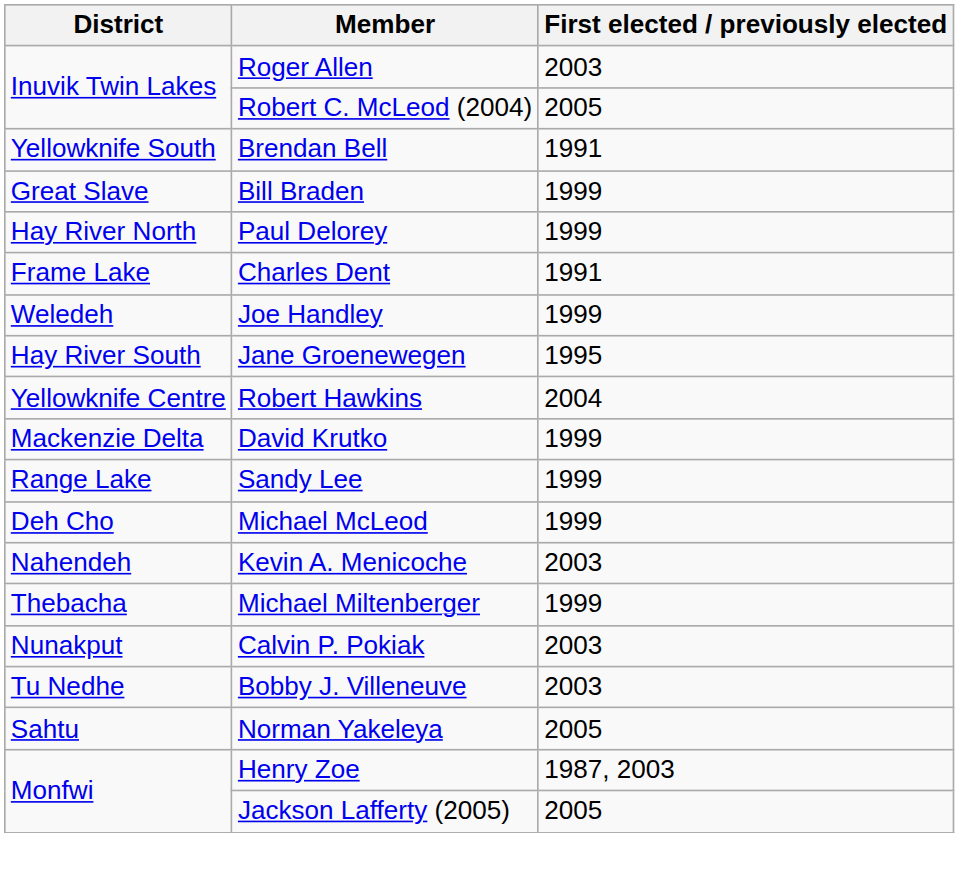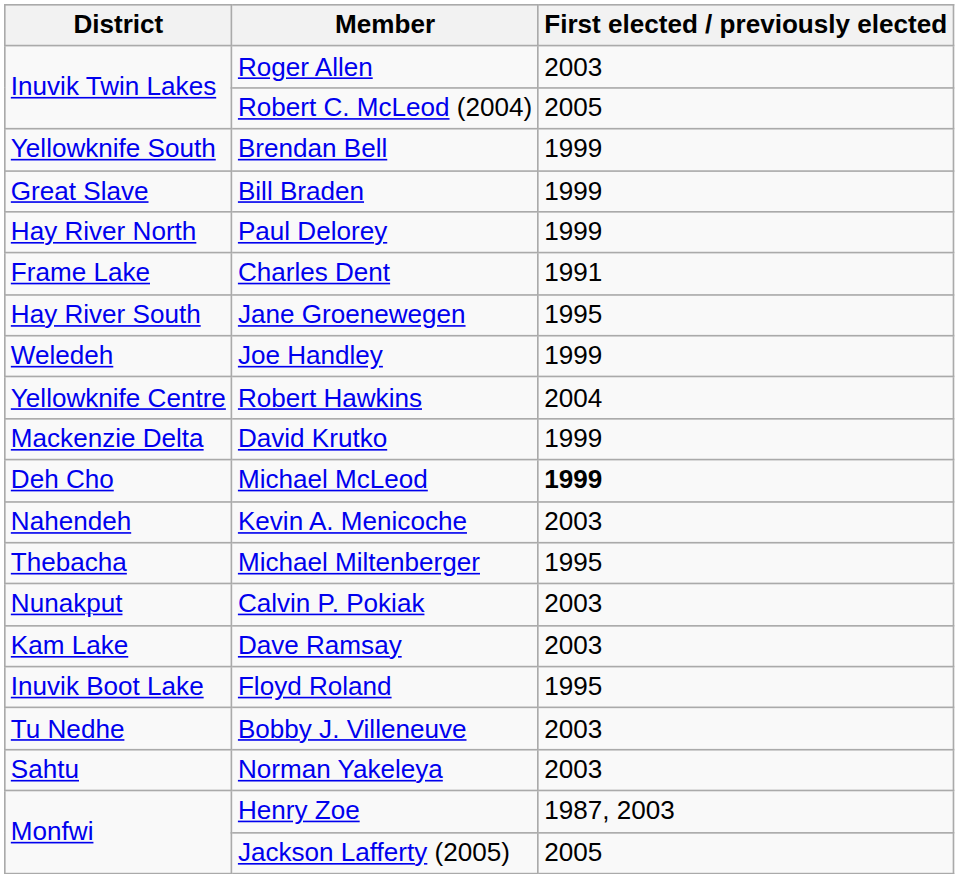(573, 149) 1991 -> (573, 149) 1999
rows swapped: (352, 356) <-> (310, 314)
- row: (300, 480)
(573, 521) normal -> (573, 480) bold
(573, 604) 1999 -> (573, 562) 1995
+ row: (320, 645)
+ row: (315, 686)
(573, 728) 2005 -> (573, 769) 2003
